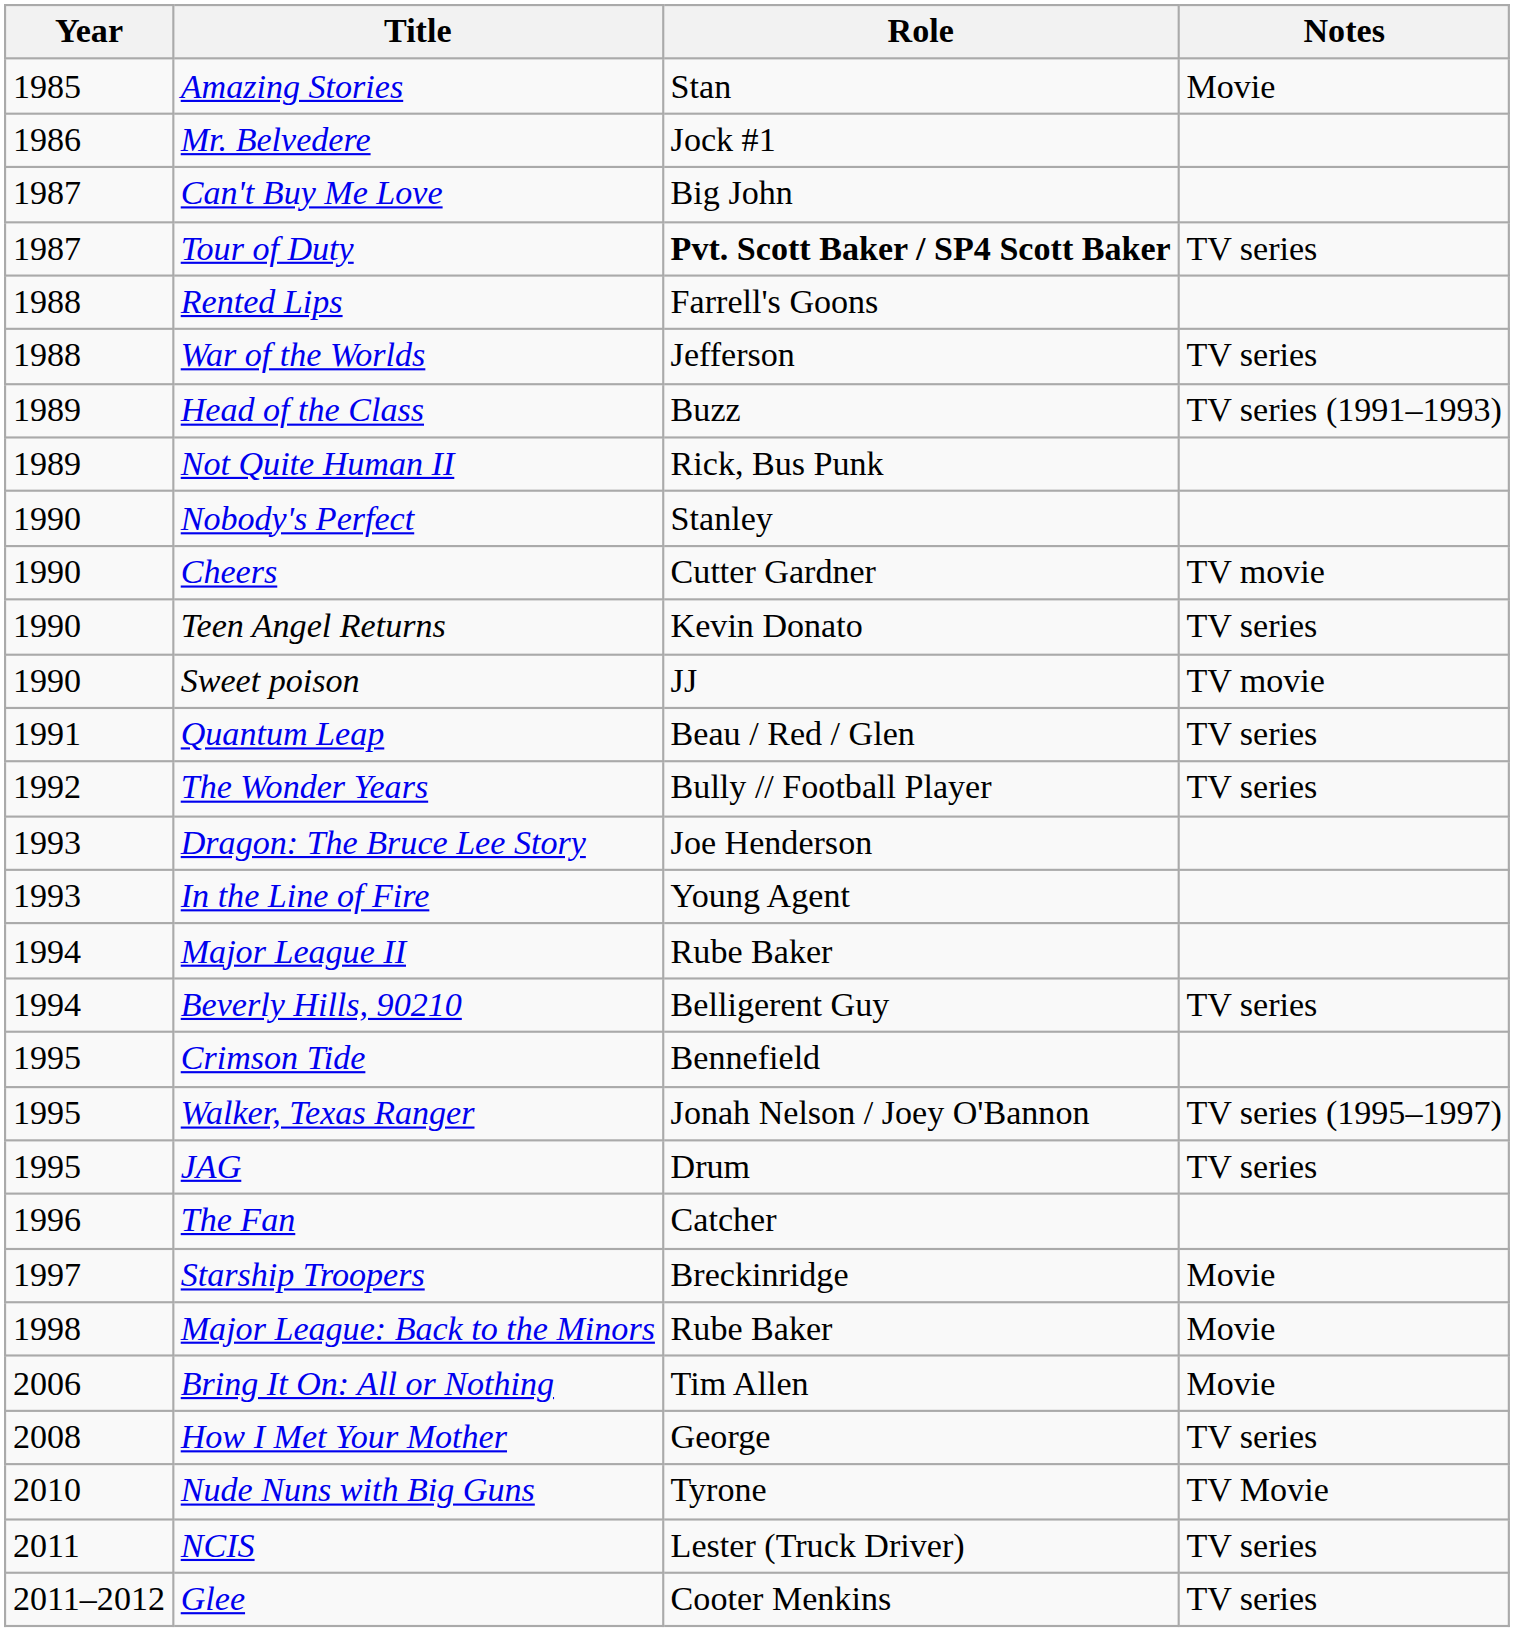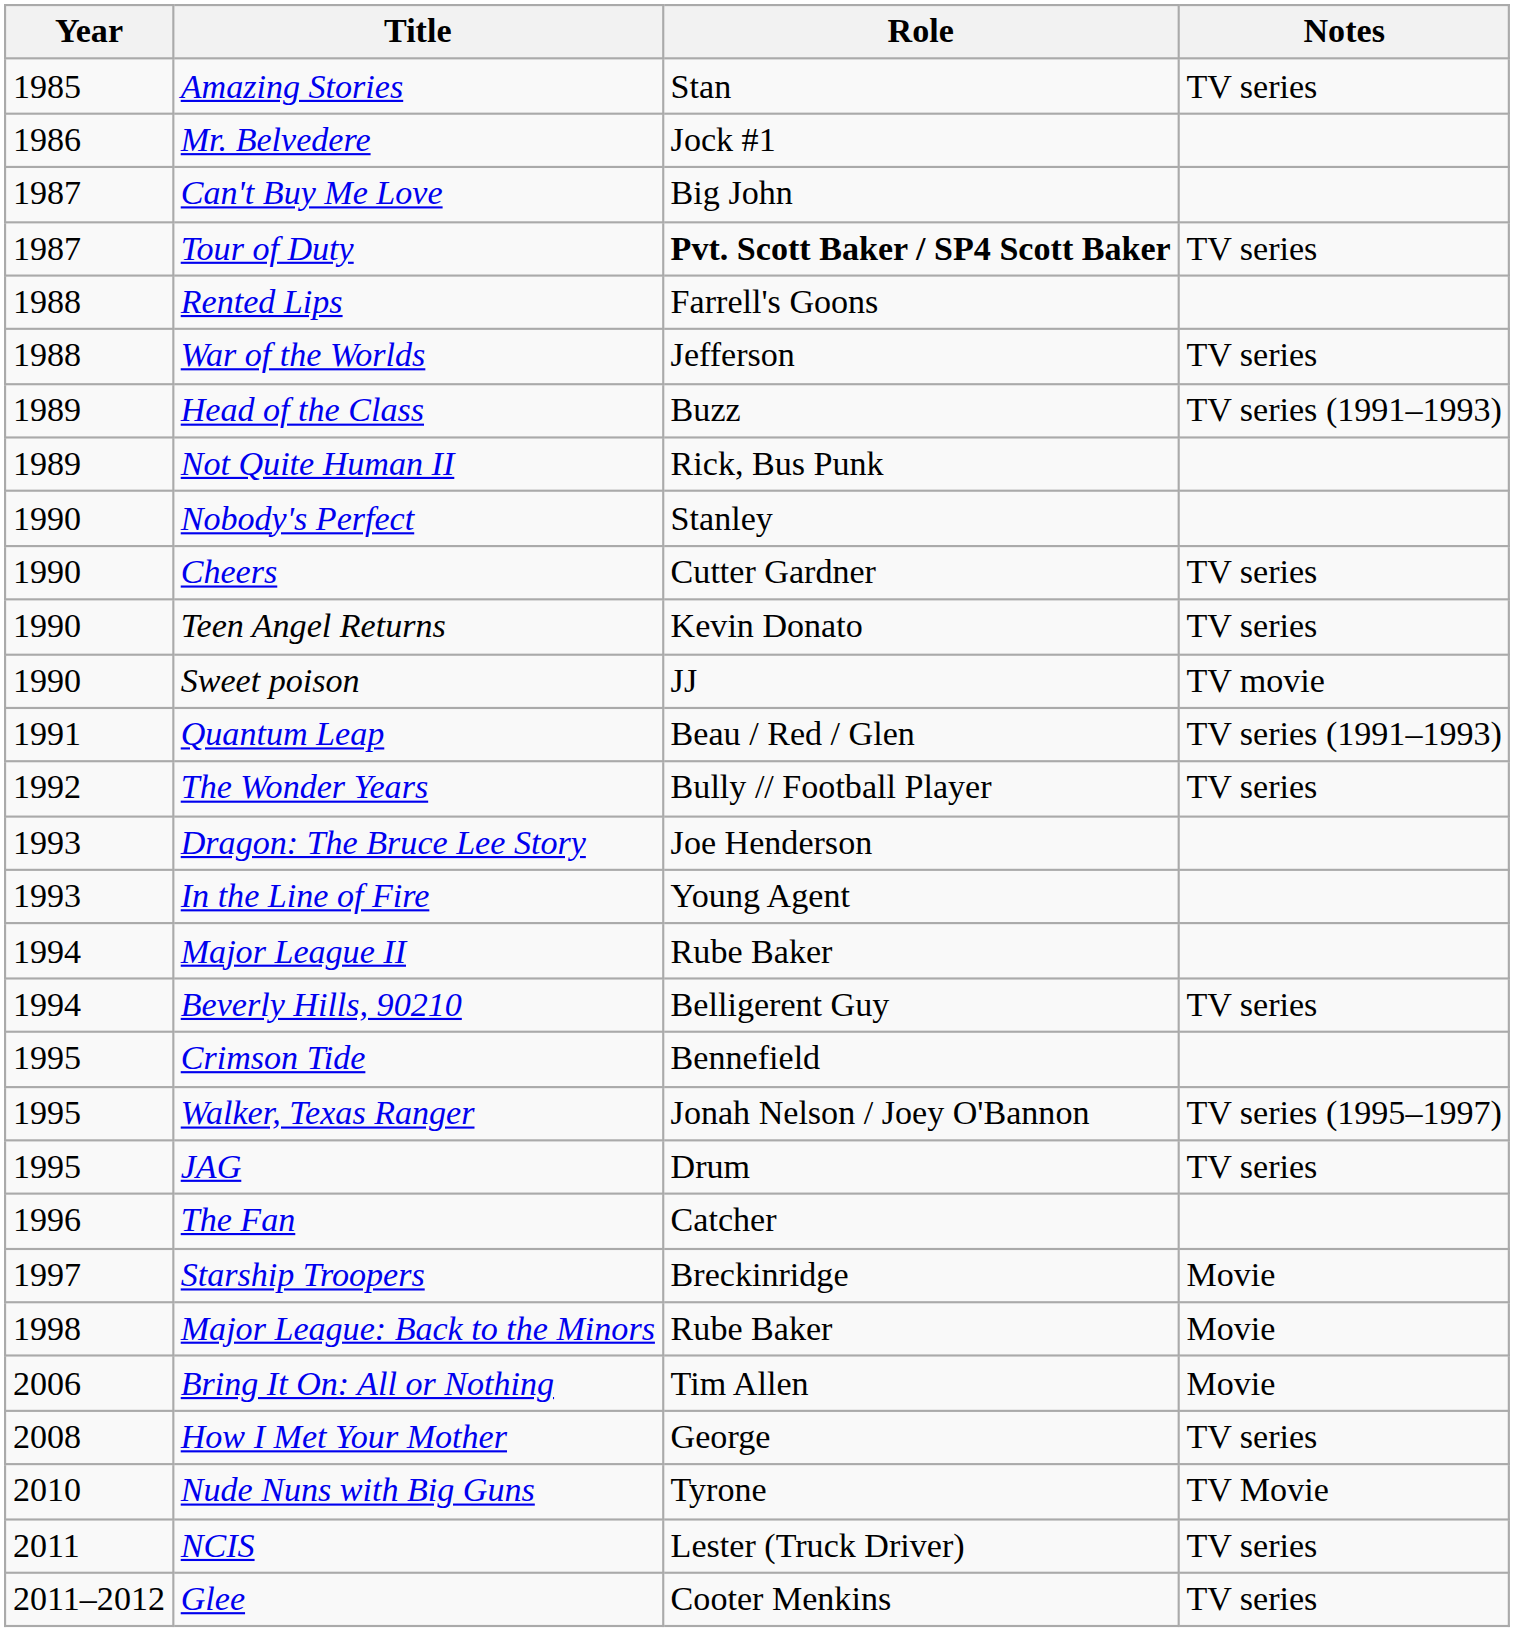(1231, 85) Movie -> (1252, 85) TV series
(1256, 572) TV movie -> (1252, 572) TV series
(1252, 734) TV series -> (1344, 734) TV series (1991–1993)
